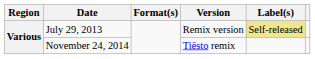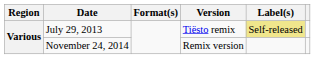(213, 29) Remix version -> (209, 29) Tiësto remix
(209, 45) Tiësto remix -> (213, 45) Remix version
